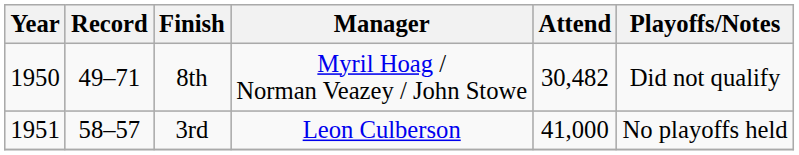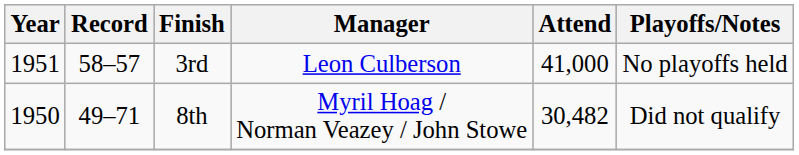rows swapped: (192, 76) <-> (192, 129)
